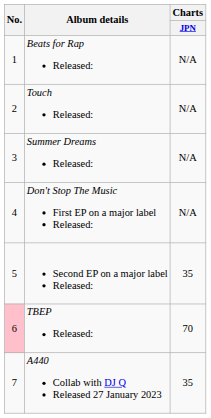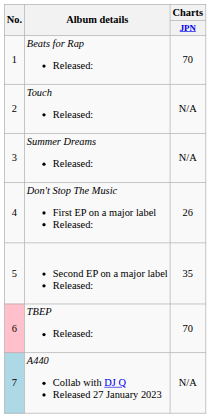(188, 60) N/A -> (188, 60) 70
(188, 212) N/A -> (188, 212) 26
(14, 383) no background -> (14, 383) lightblue background
(188, 383) 35 -> (188, 383) N/A
